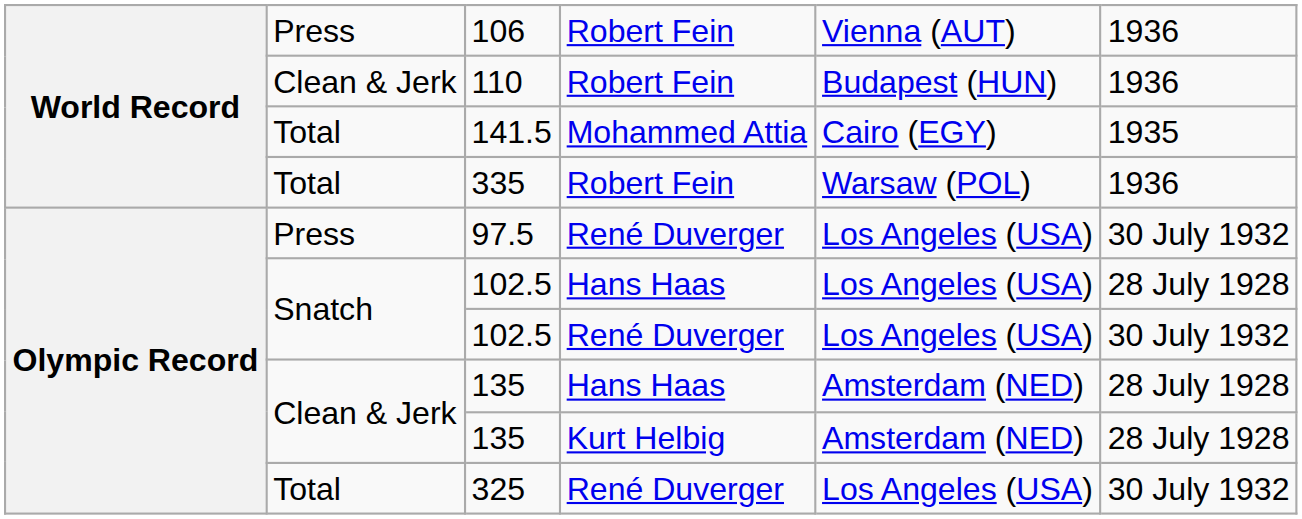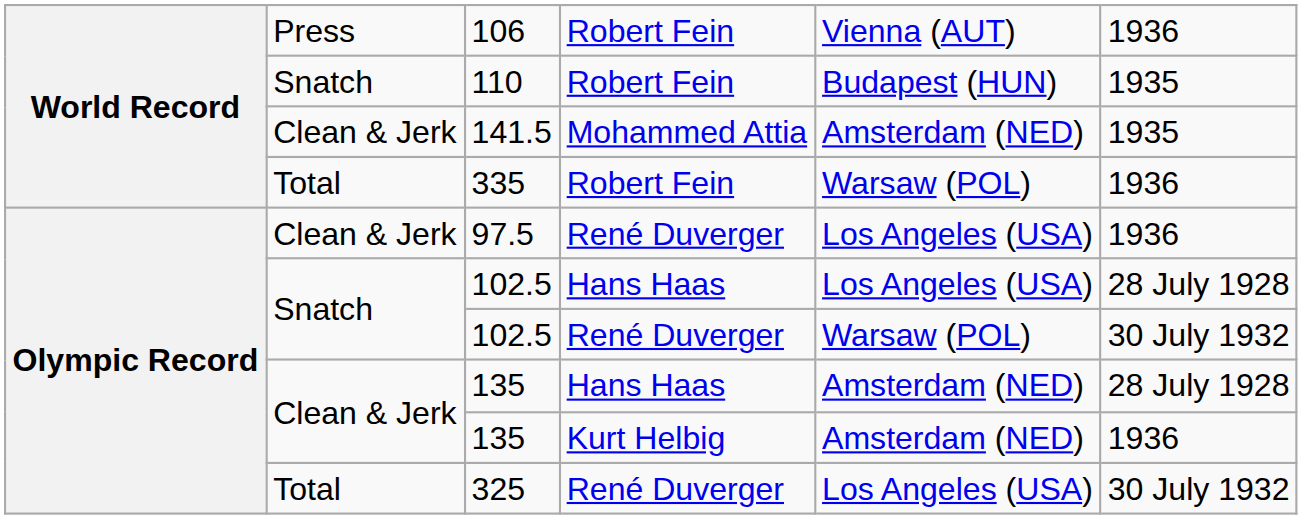(365, 81) Clean & Jerk -> (323, 81) Snatch
(1143, 81) 1936 -> (1143, 81) 1935
(307, 132) Total -> (365, 132) Clean & Jerk
(909, 132) Cairo (EGY) -> (953, 132) Amsterdam (NED)
(314, 234) Press -> (365, 234) Clean & Jerk
(1199, 234) 30 July 1932 -> (1143, 234) 1936
(957, 335) Los Angeles (USA) -> (927, 335) Warsaw (POL)
(1199, 437) 28 July 1928 -> (1143, 437) 1936
